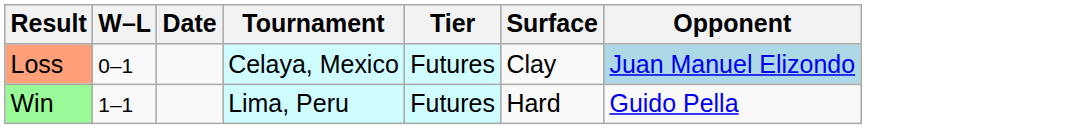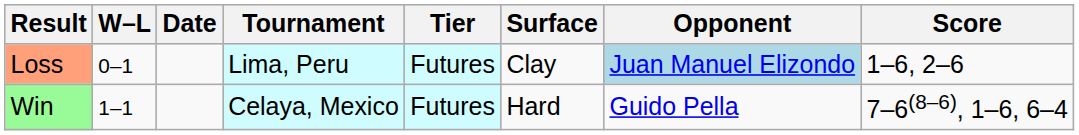+ column: (967, 24)
(313, 63) Celaya, Mexico -> (289, 63) Lima, Peru
(289, 103) Lima, Peru -> (313, 106) Celaya, Mexico
